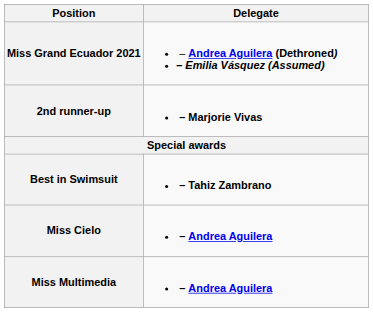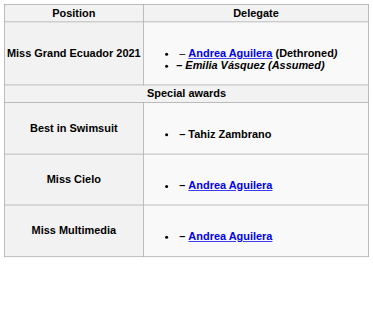- row: (74, 111)
